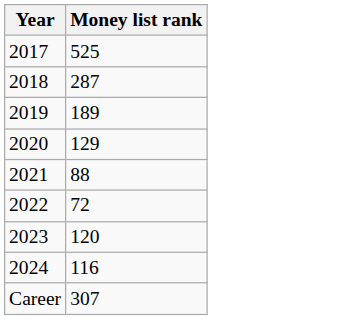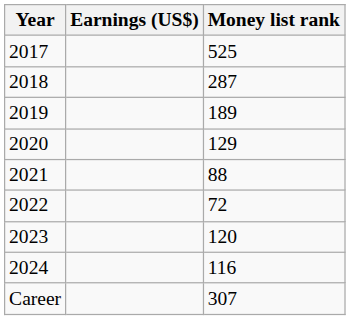+ column: (134, 19)
